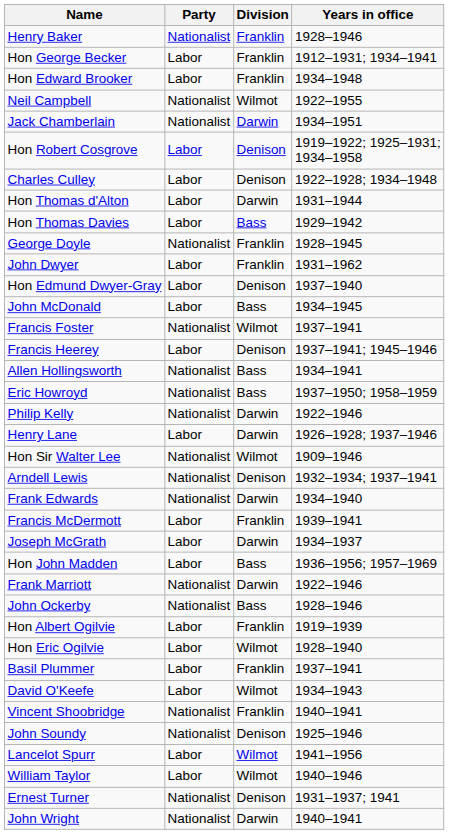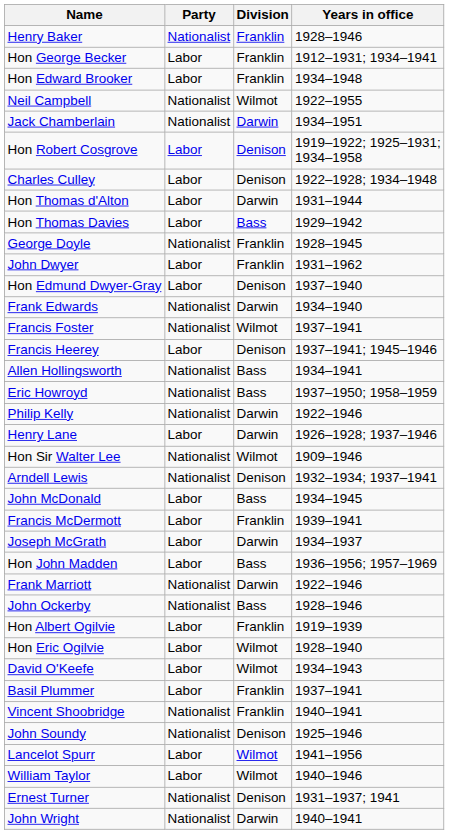rows swapped: (53, 499) <-> (54, 307)
rows swapped: (51, 691) <-> (51, 669)
